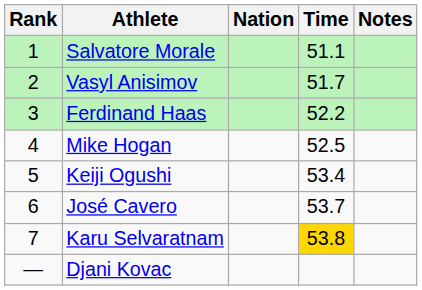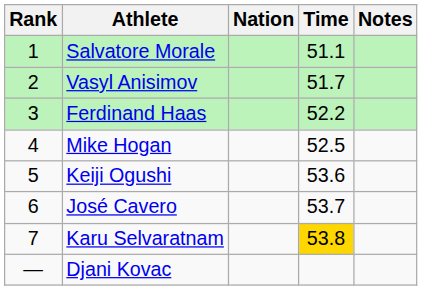(326, 176) 53.4 -> (326, 176) 53.6
